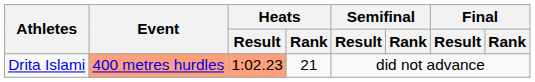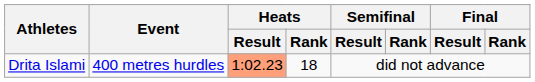(158, 66) lightsalmon background -> (158, 66) no background
(309, 66) 21 -> (309, 66) 18
